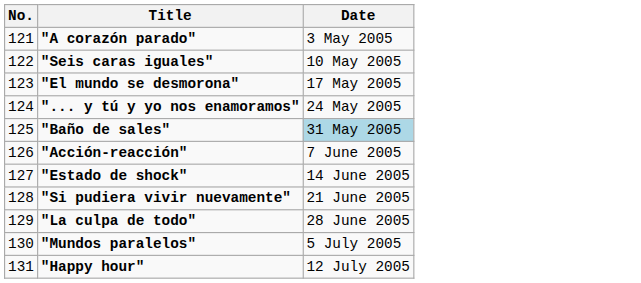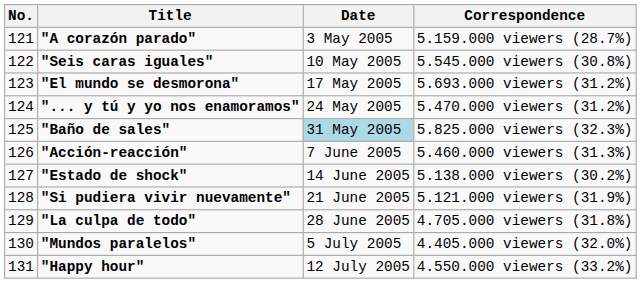+ column: (525, 16)
